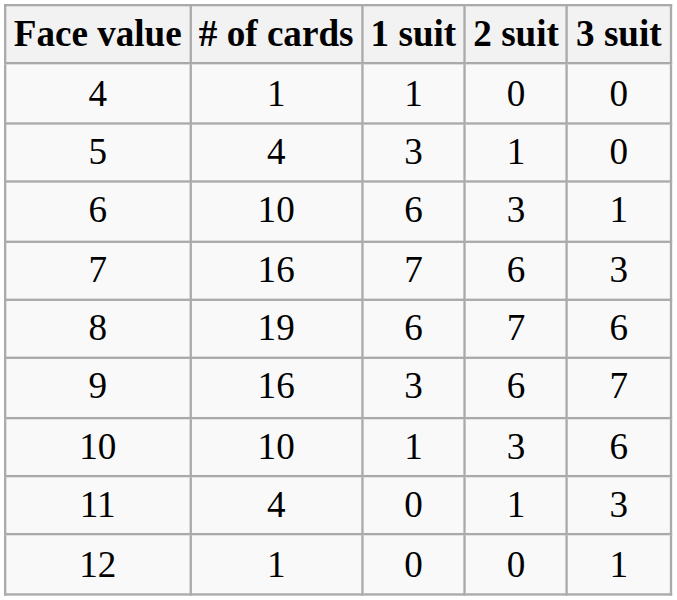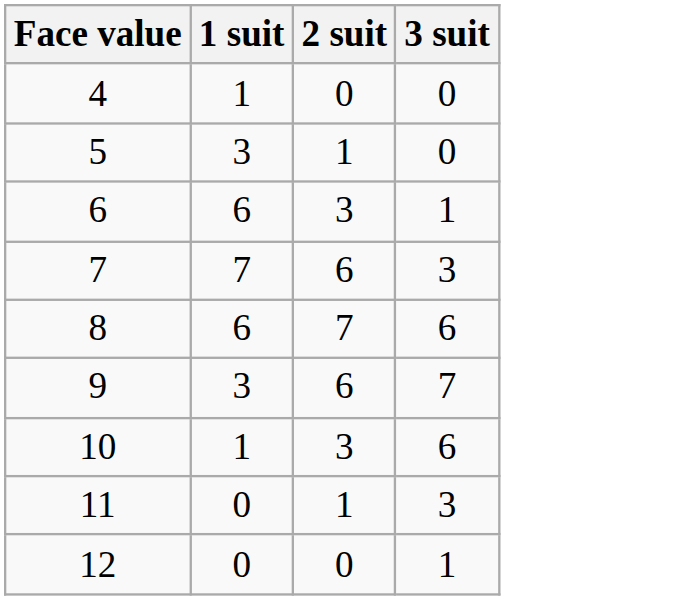- column: (276, 33)
